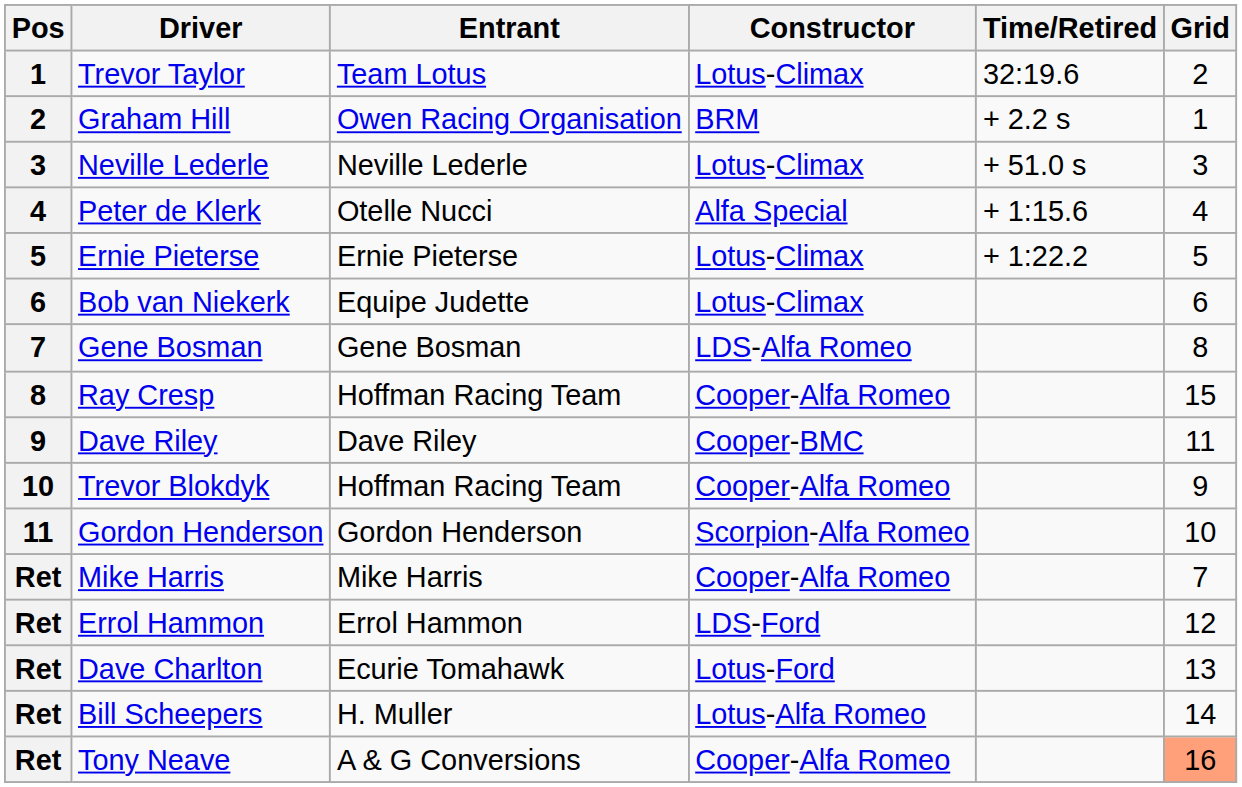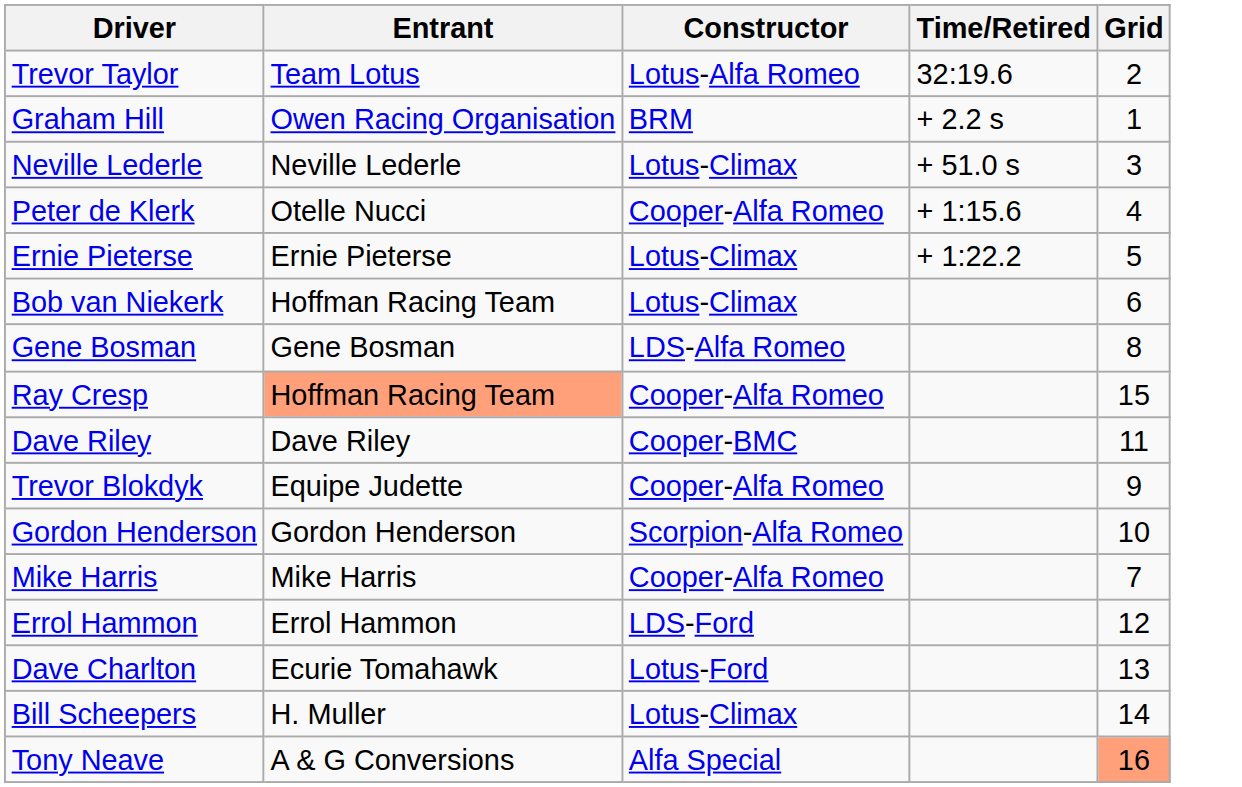- column: (38, 28)
(779, 74) Lotus-Climax -> (744, 74) Lotus-Alfa Romeo
(771, 211) Alfa Special -> (756, 211) Cooper-Alfa Romeo
(433, 302) Equipe Judette -> (413, 302) Hoffman Racing Team
(479, 394) no background -> (413, 394) lightsalmon background
(479, 485) Hoffman Racing Team -> (367, 485) Equipe Judette
(811, 714) Lotus-Alfa Romeo -> (713, 714) Lotus-Climax
(823, 759) Cooper-Alfa Romeo -> (705, 759) Alfa Special
